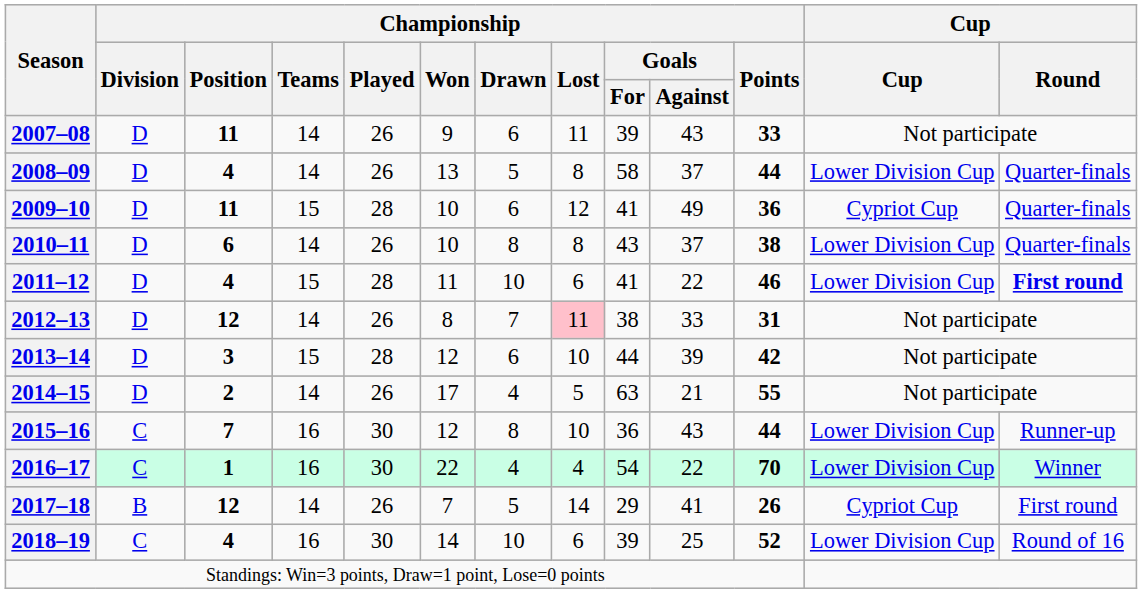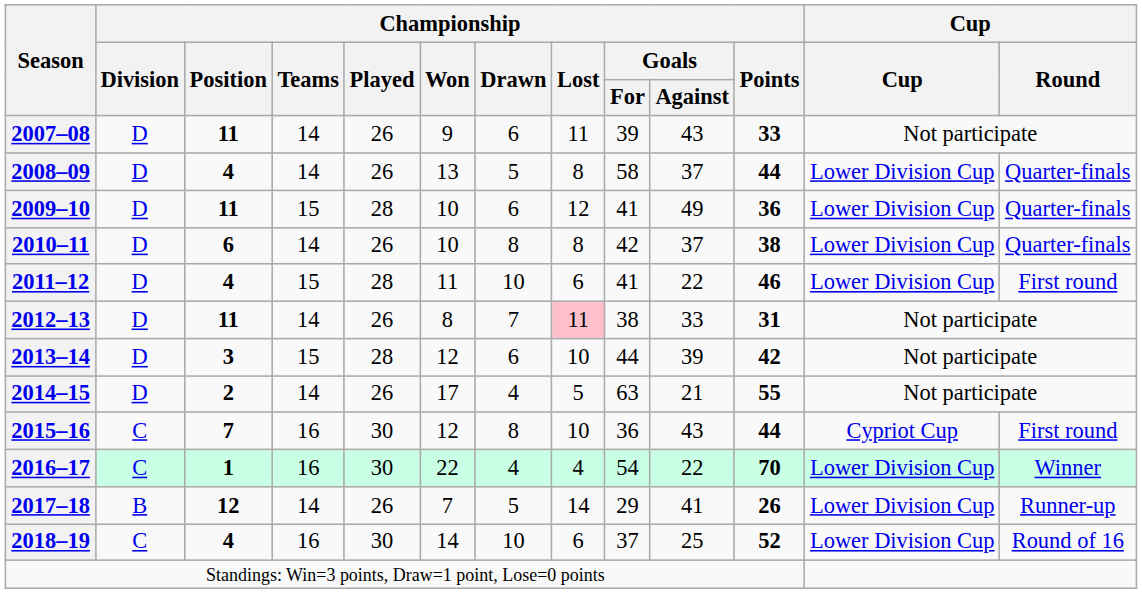(902, 208) Cypriot Cup -> (902, 208) Lower Division Cup
(627, 245) 43 -> (627, 245) 42
(1068, 282) bold -> (1068, 282) normal
(228, 319) 12 -> (228, 319) 11
(902, 430) Lower Division Cup -> (902, 430) Cypriot Cup
(1068, 430) Runner-up -> (1068, 430) First round
(902, 505) Cypriot Cup -> (902, 505) Lower Division Cup
(1068, 505) First round -> (1068, 505) Runner-up
(627, 542) 39 -> (627, 542) 37
